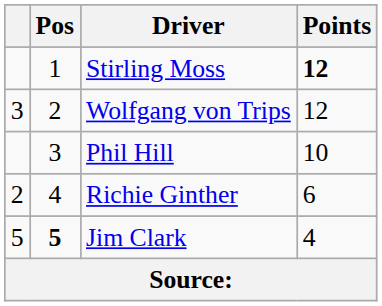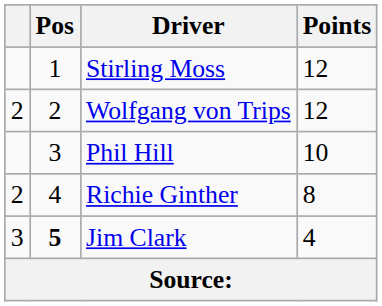(316, 68) bold -> (316, 68) normal
(17, 110) 3 -> (17, 110) 2
(309, 195) 6 -> (309, 195) 8
(17, 237) 5 -> (17, 237) 3
